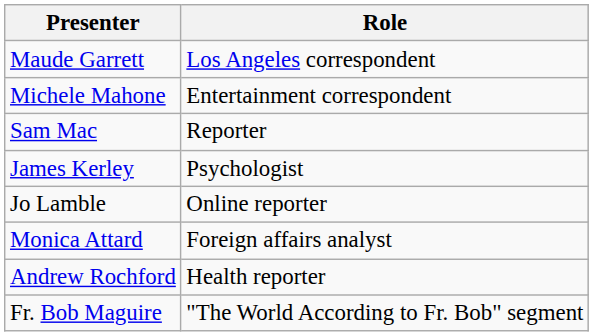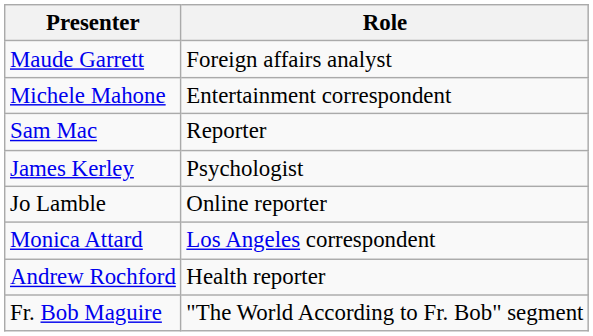(311, 58) Los Angeles correspondent -> (289, 58) Foreign affairs analyst
(289, 240) Foreign affairs analyst -> (311, 240) Los Angeles correspondent
